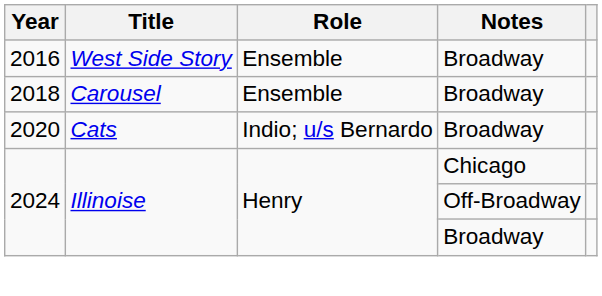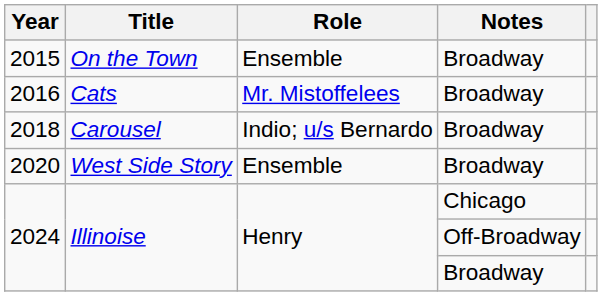+ row: (35, 58)
(151, 58) West Side Story -> (94, 93) Cats
(292, 58) Ensemble -> (321, 93) Mr. Mistoffelees
(292, 93) Ensemble -> (338, 129) Indio; u/s Bernardo
(94, 129) Cats -> (151, 165) West Side Story
(338, 129) Indio; u/s Bernardo -> (292, 165) Ensemble
